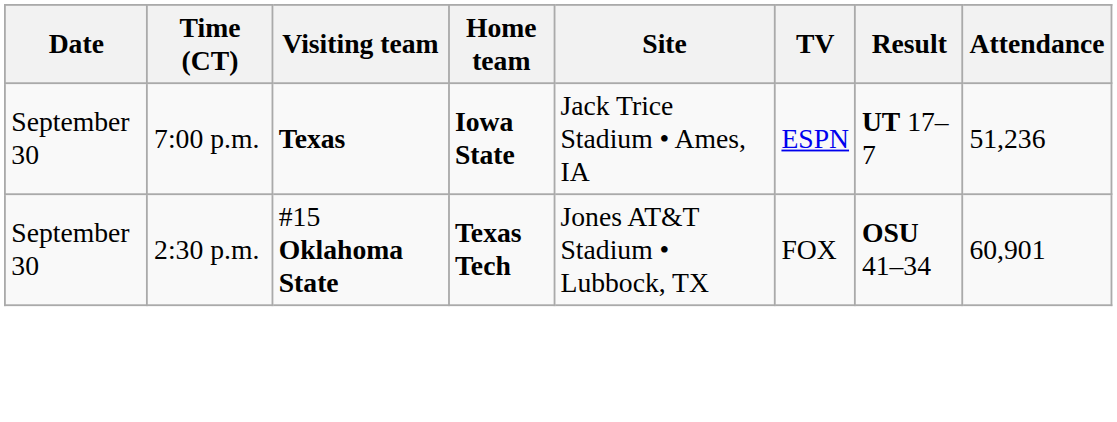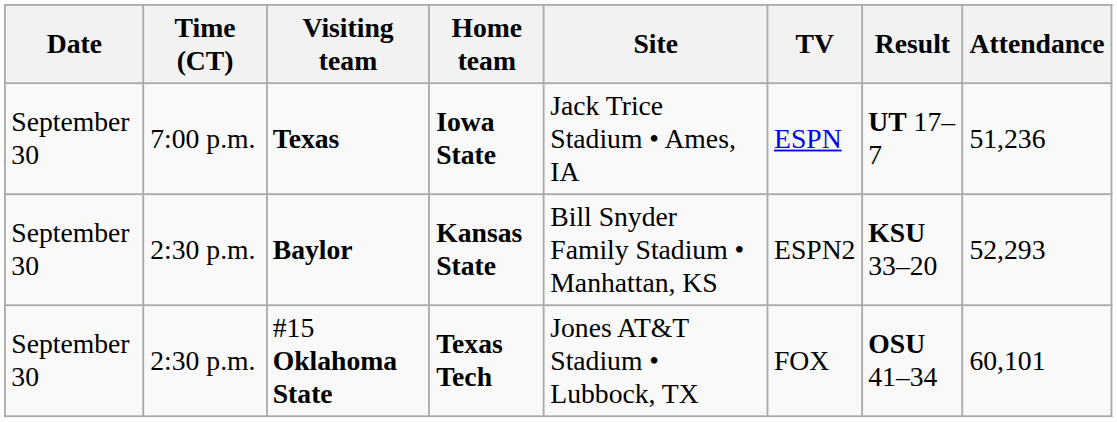+ row: (313, 249)
(1007, 249) 60,901 -> (1007, 360) 60,101
